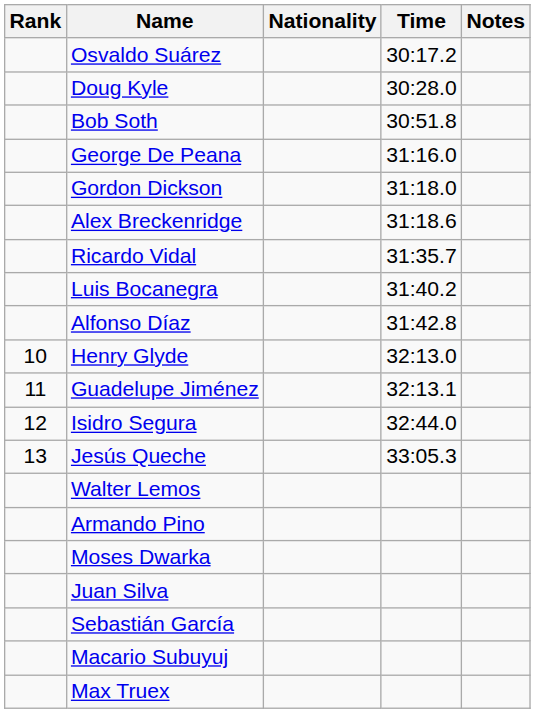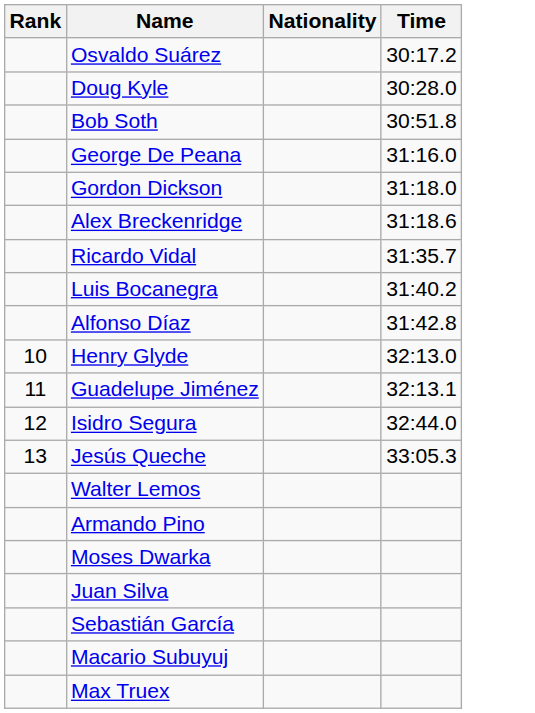- column: (496, 21)
